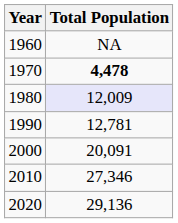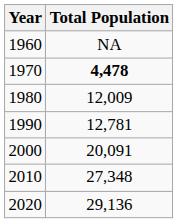(109, 97) lavender background -> (109, 97) no background
(109, 177) 27,346 -> (109, 177) 27,348
